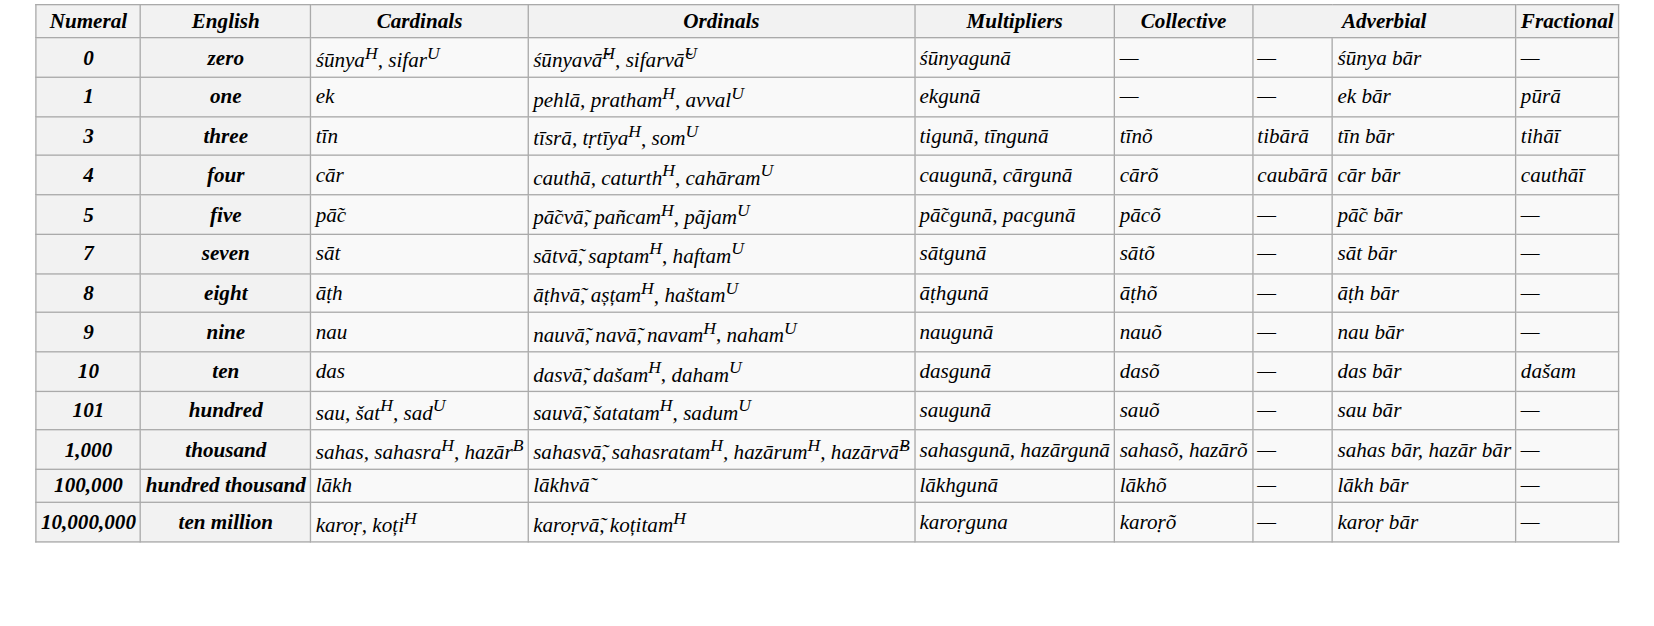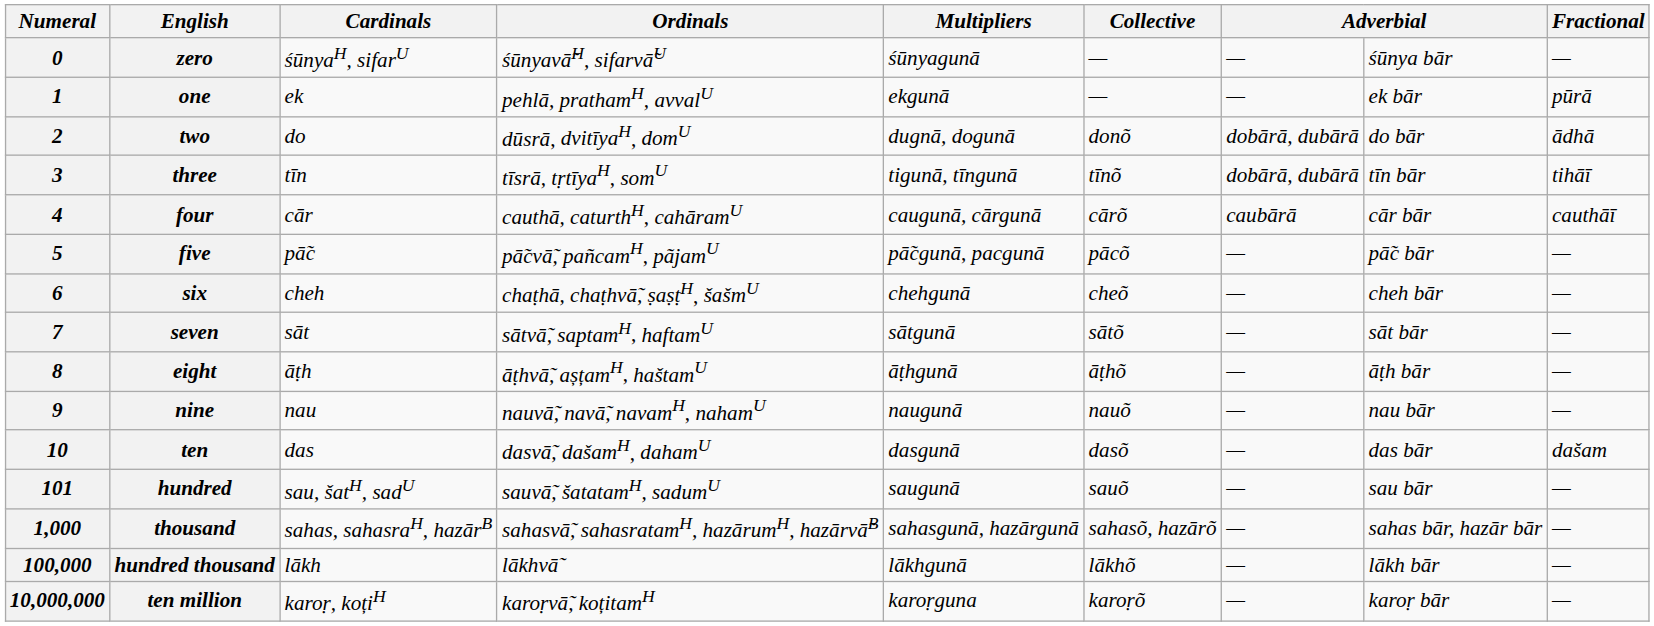+ row: (195, 136)
(1283, 136) tibārā -> (1292, 175) dobārā, dubārā
+ row: (195, 292)
